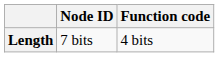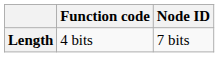columns swapped: (165, 16) <-> (87, 16)
